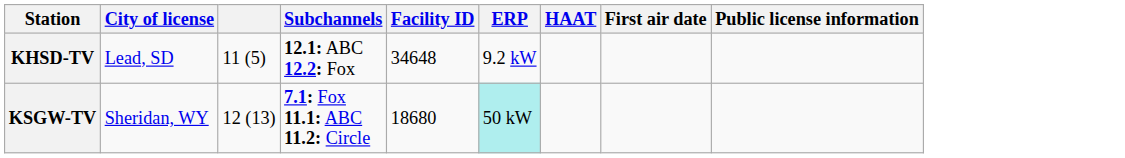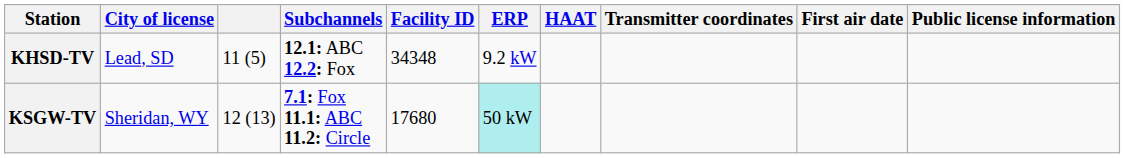+ column: (699, 18)
(414, 58) 34648 -> (414, 58) 34348
(414, 117) 18680 -> (414, 117) 17680
